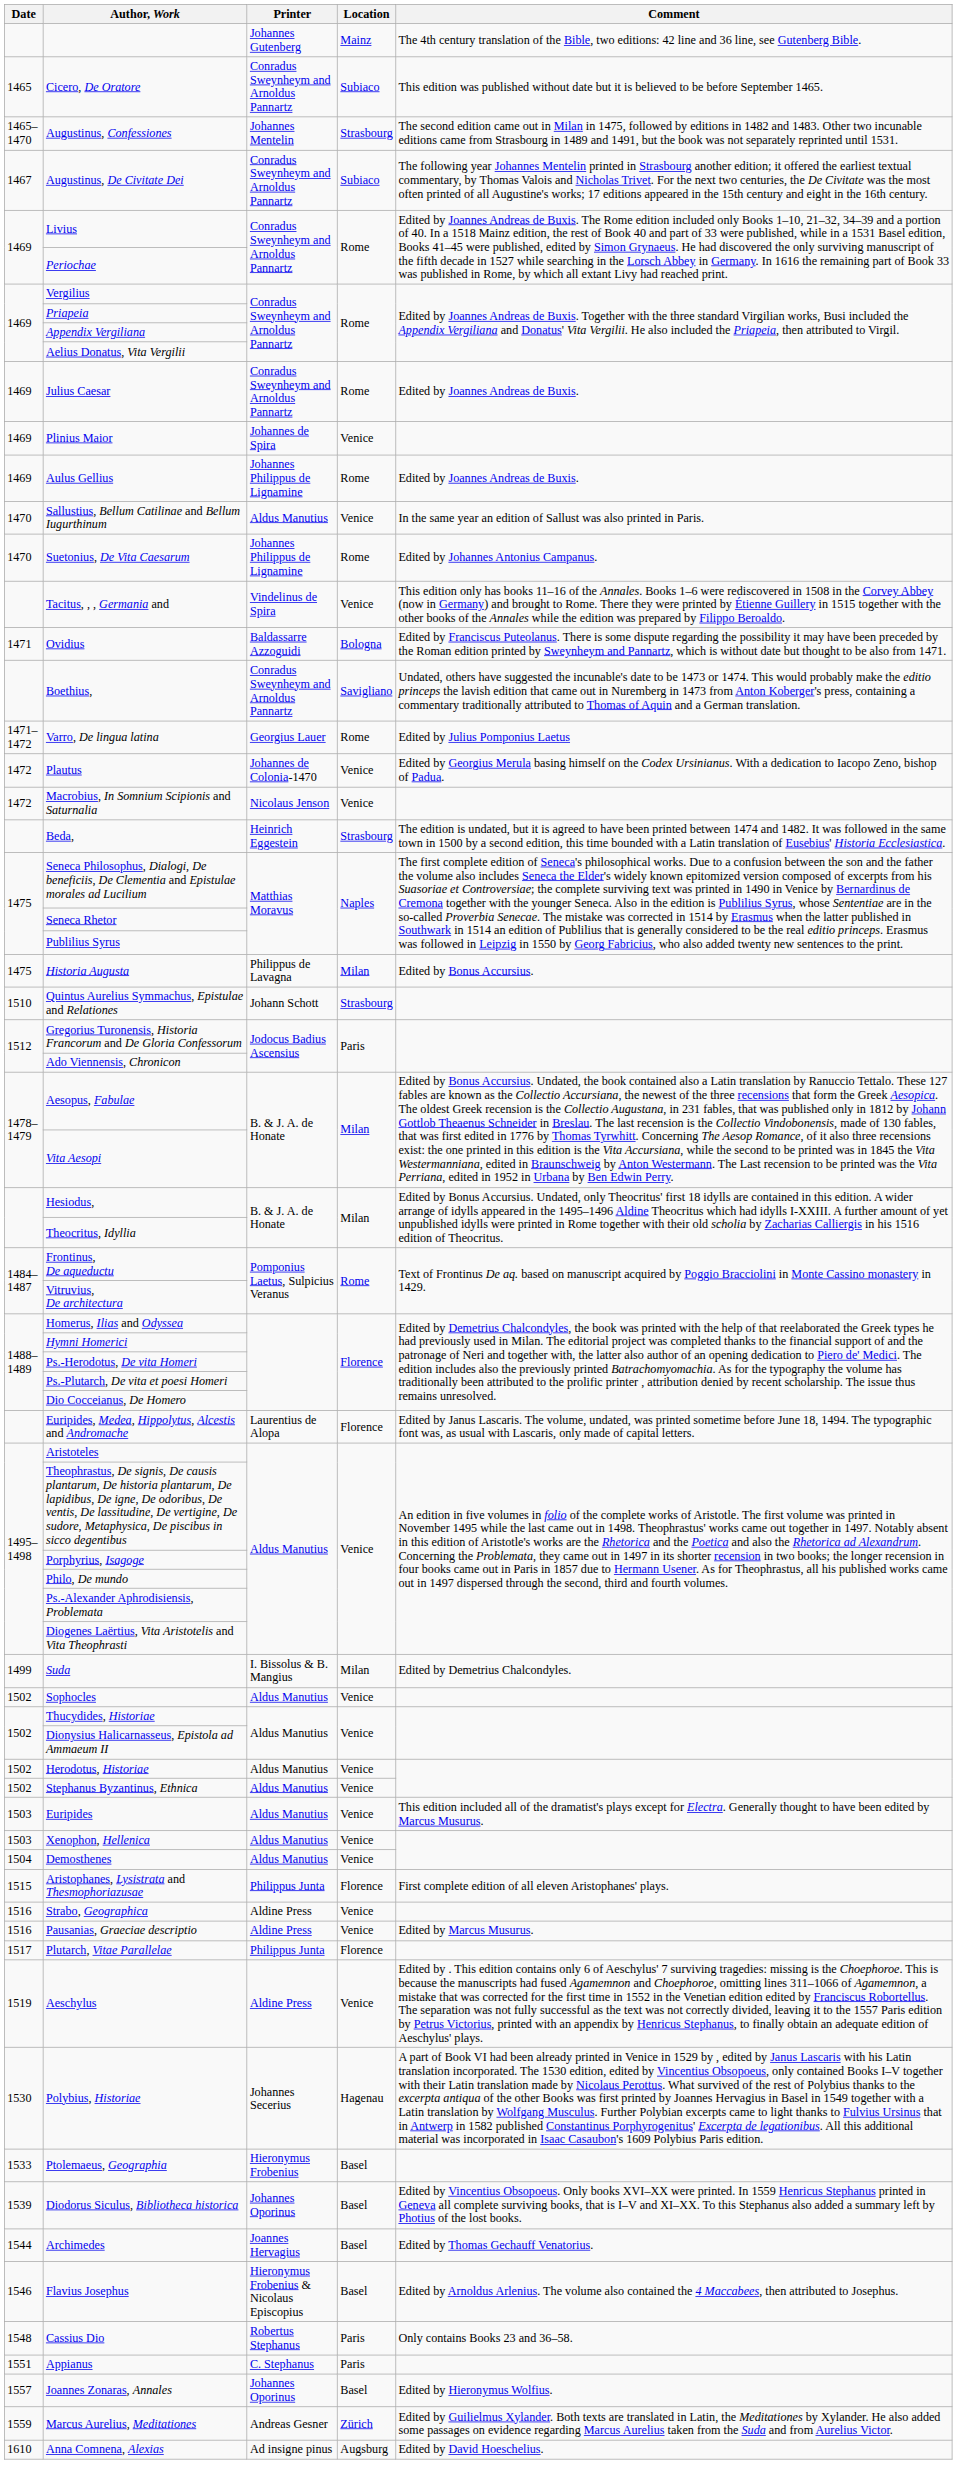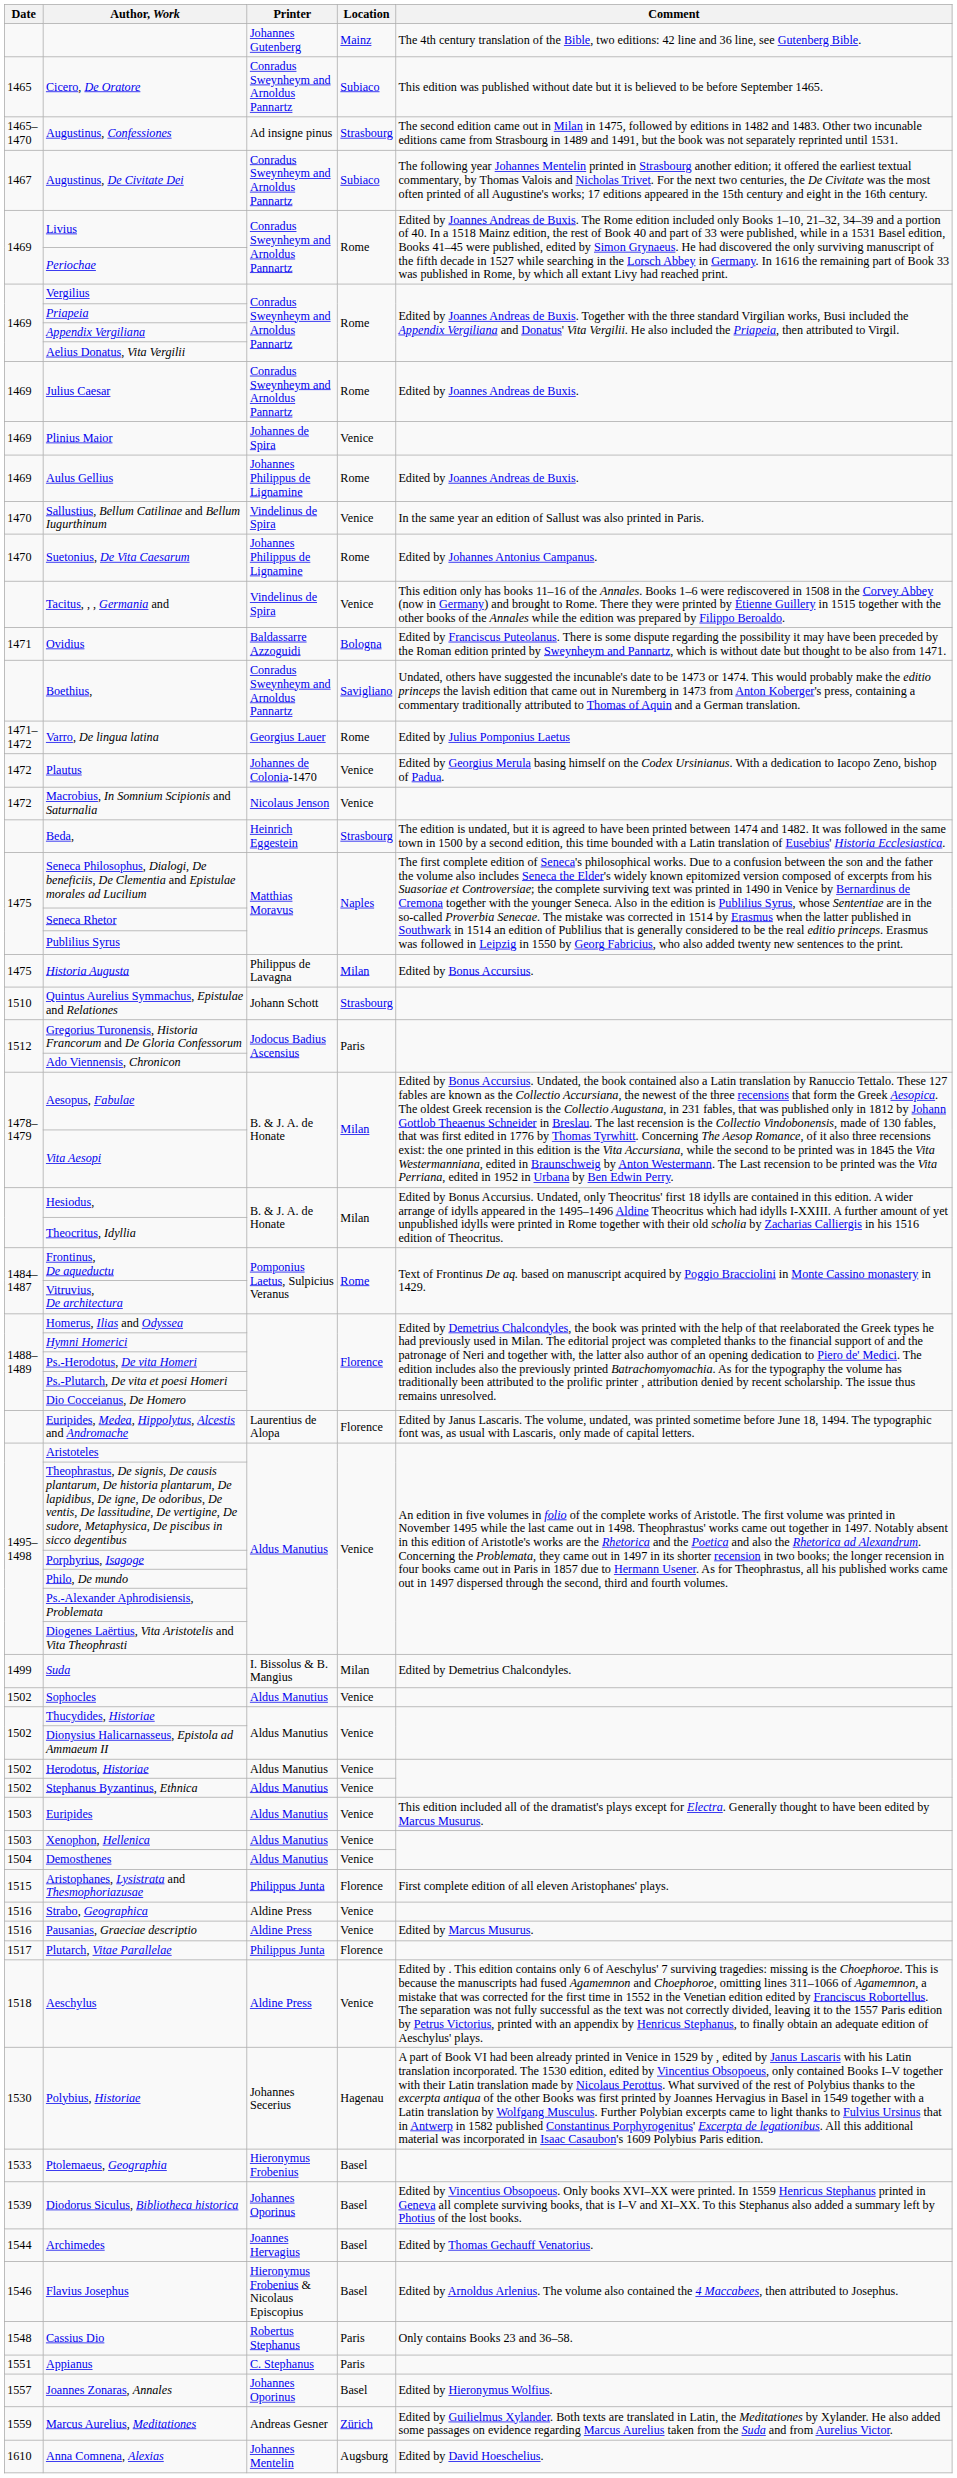(272, 133) Johannes Mentelin -> (291, 133) Ad insigne pinus
(289, 517) Aldus Manutius -> (283, 517) Vindelinus de Spira
(19, 2003) 1519 -> (19, 2003) 1518
(291, 2449) Ad insigne pinus -> (272, 2456) Johannes Mentelin
